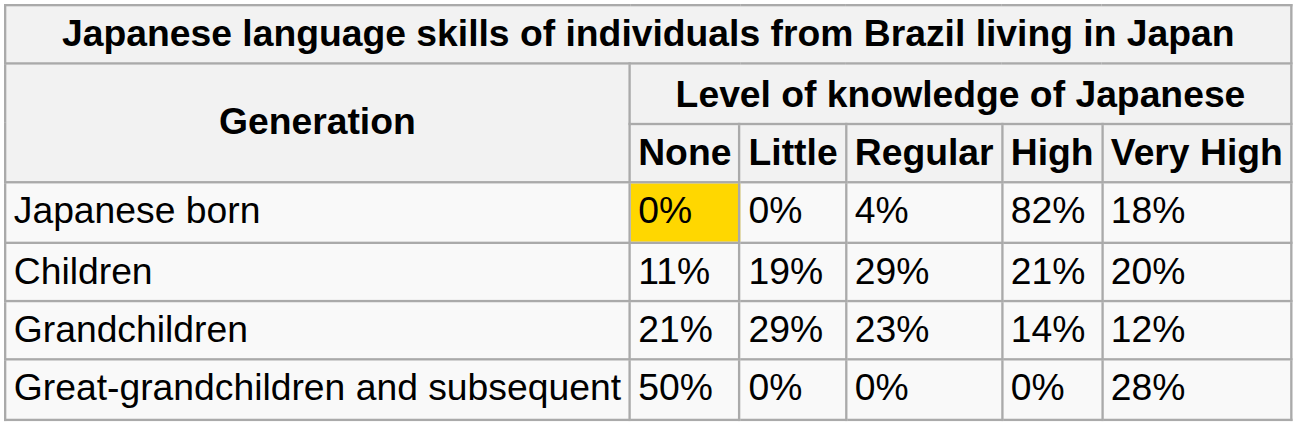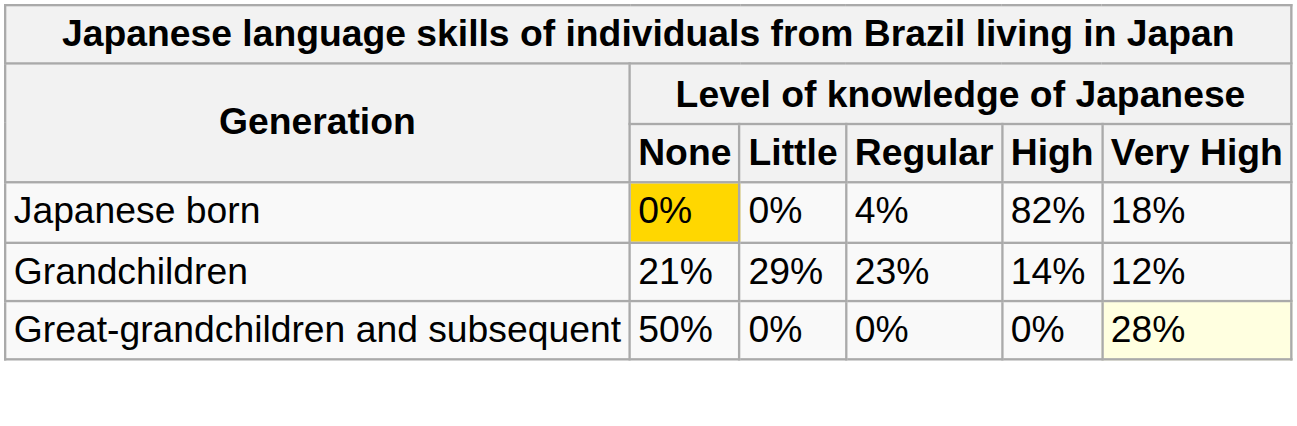- row: (83, 270)
(1148, 388) no background -> (1148, 329) lightyellow background
